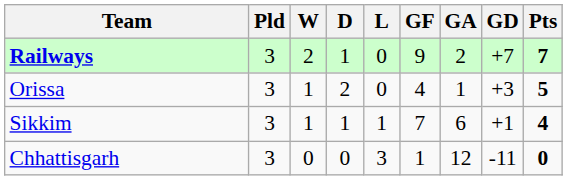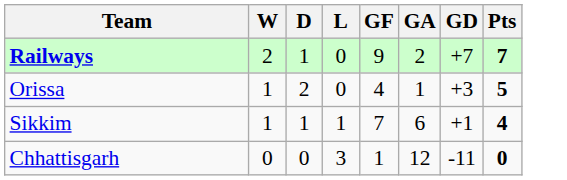- column: (269, 21)
